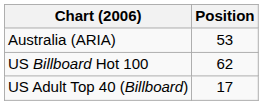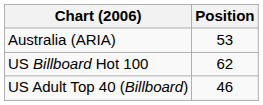(225, 87) 17 -> (225, 87) 46
